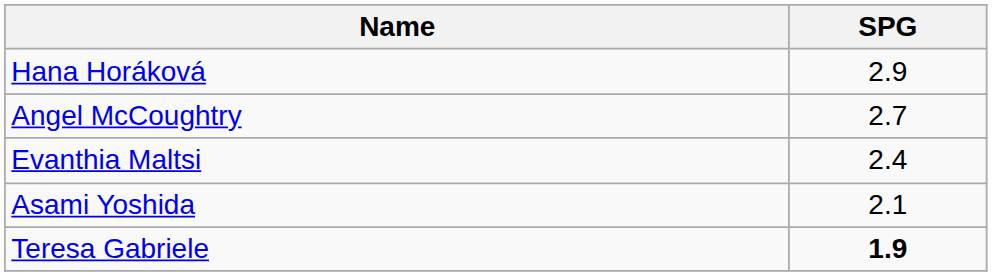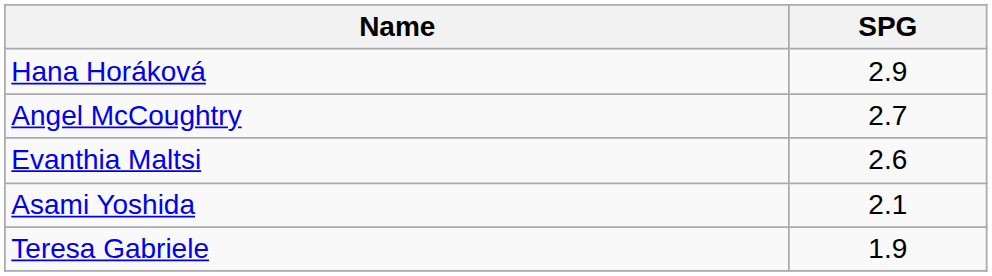(888, 159) 2.4 -> (888, 159) 2.6
(888, 248) bold -> (888, 248) normal
